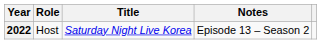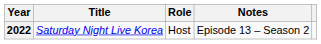columns swapped: (128, 13) <-> (48, 13)
